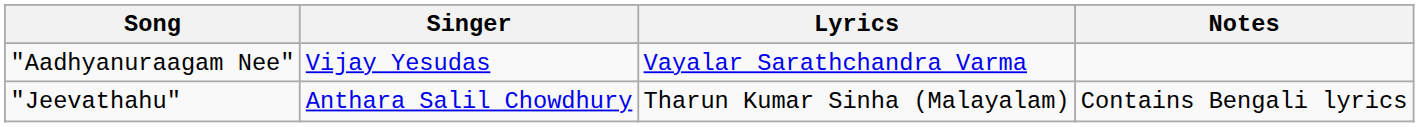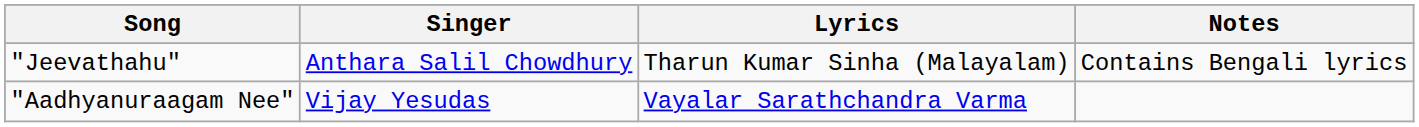rows swapped: (96, 101) <-> (153, 63)
